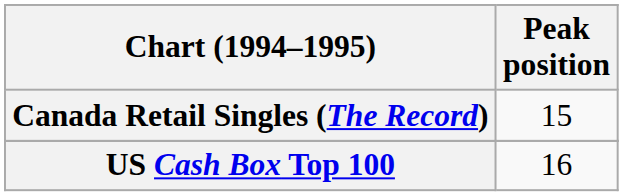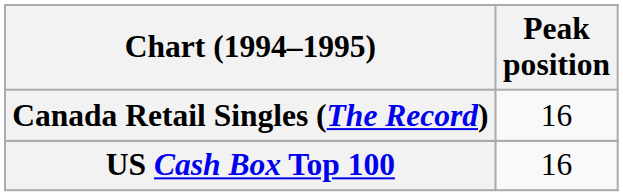(557, 114) 15 -> (557, 114) 16
